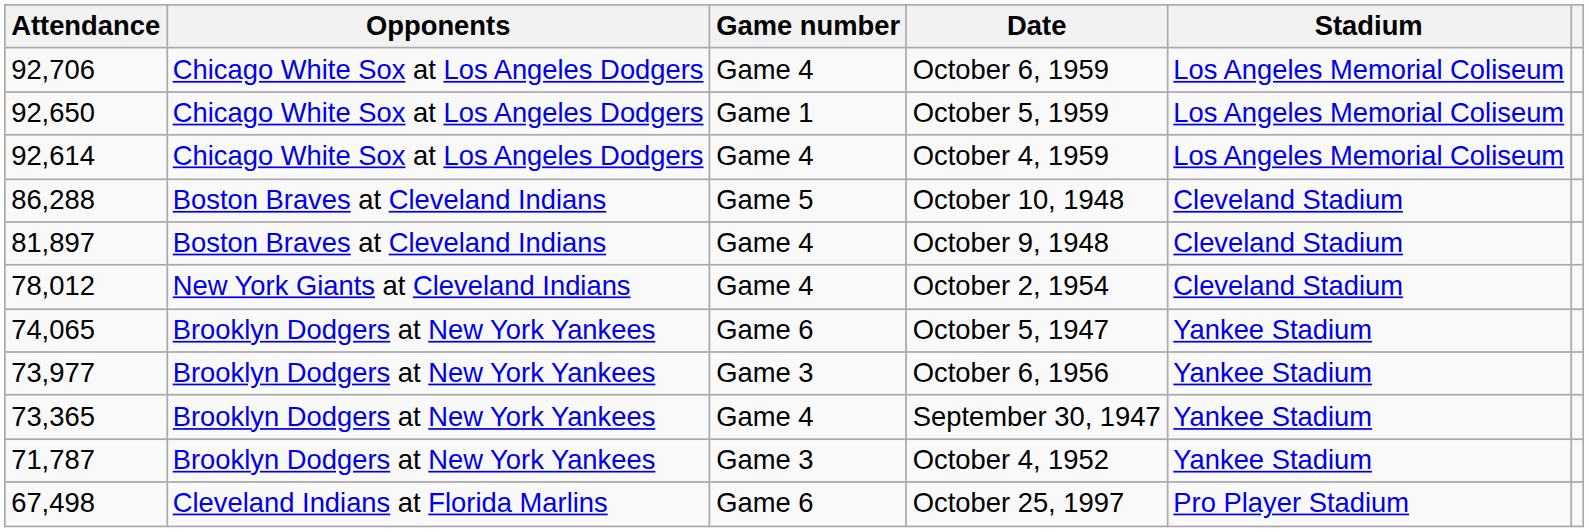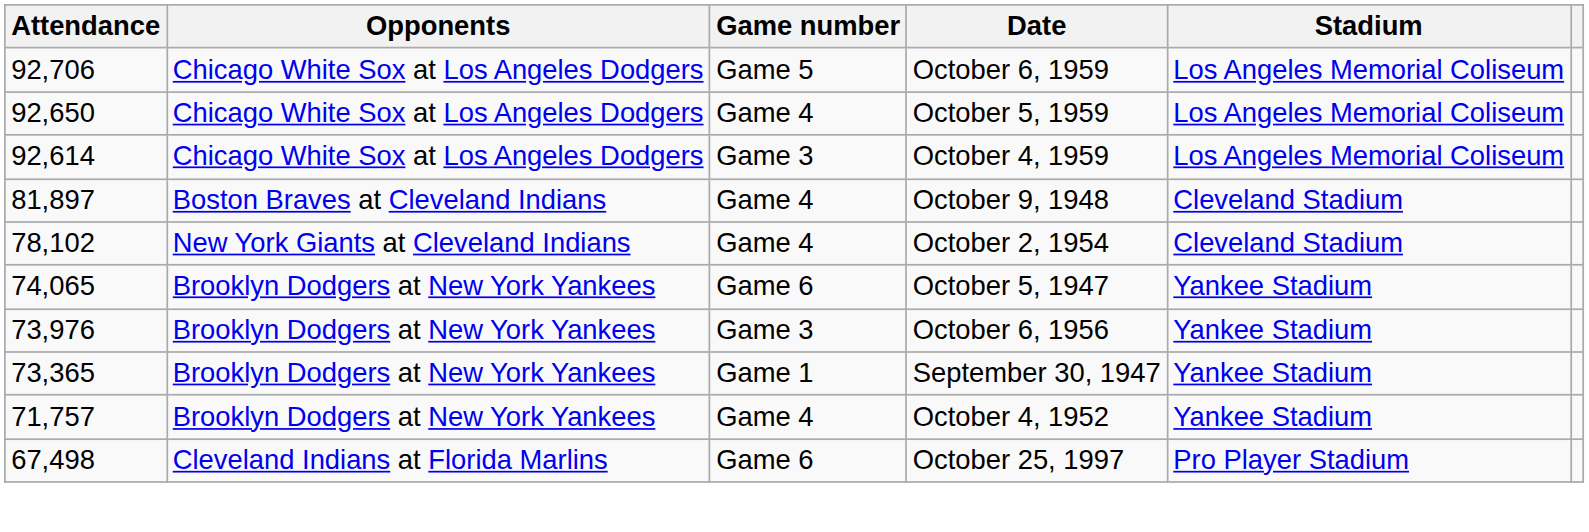(765, 69) Game 4 -> (765, 69) Game 5
(765, 112) Game 1 -> (765, 112) Game 4
(765, 156) Game 4 -> (765, 156) Game 3
- row: (1018, 199)
(53, 286) 78,012 -> (53, 243) 78,102
(53, 373) 73,977 -> (53, 329) 73,976
(765, 416) Game 4 -> (765, 373) Game 1
(53, 460) 71,787 -> (53, 416) 71,757
(765, 460) Game 3 -> (765, 416) Game 4
